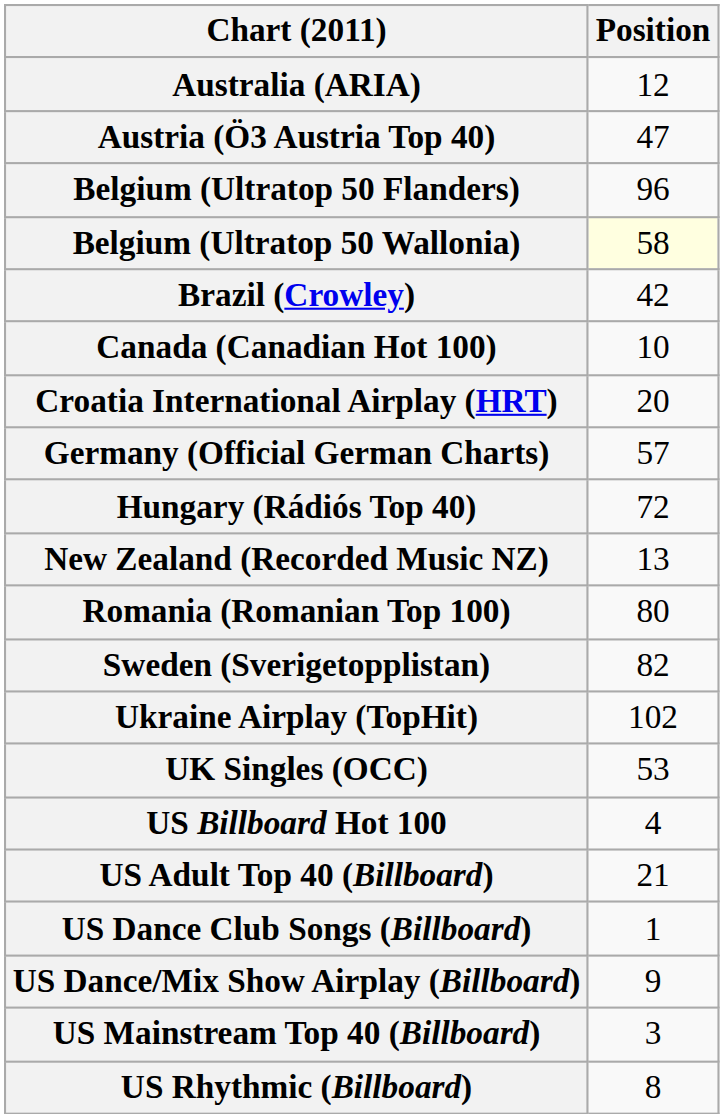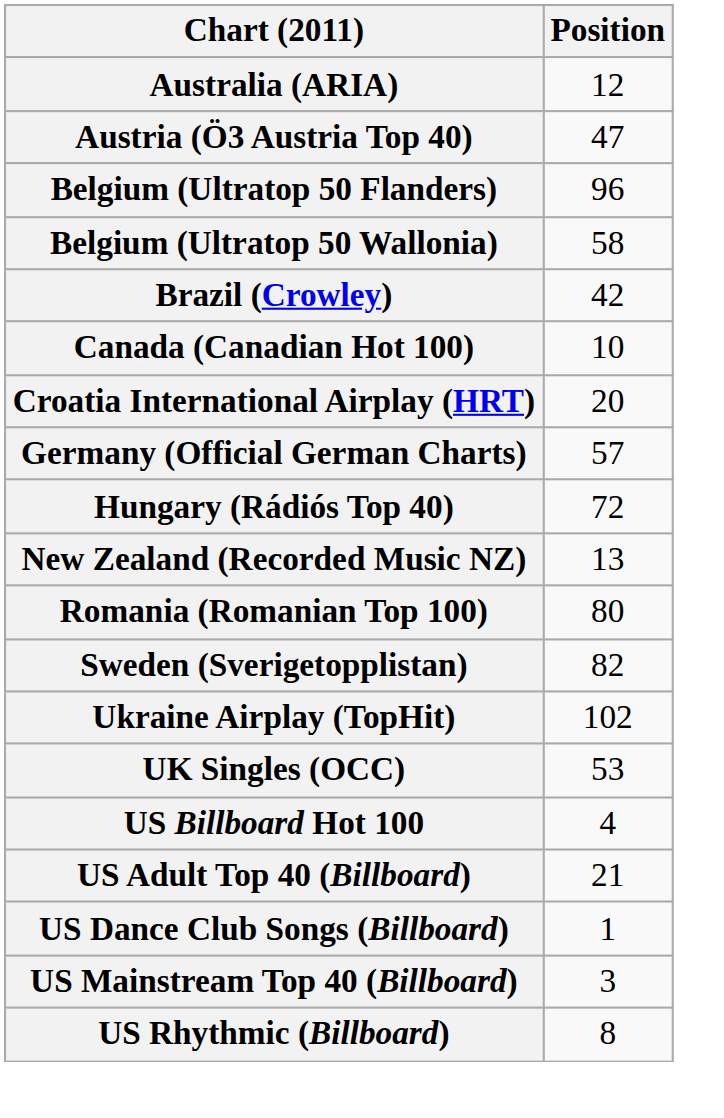(653, 242) lightyellow background -> (608, 242) no background
- row: (297, 980)
